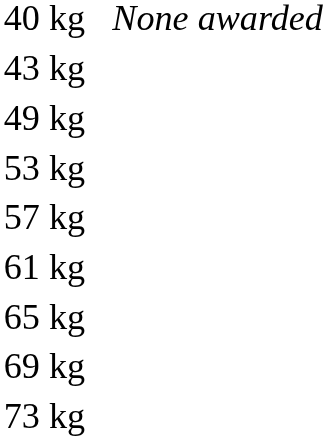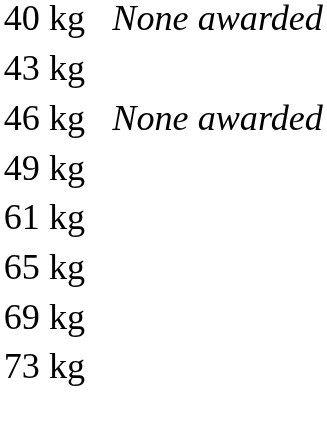+ row: (44, 117)
- row: (44, 167)
- row: (44, 217)
